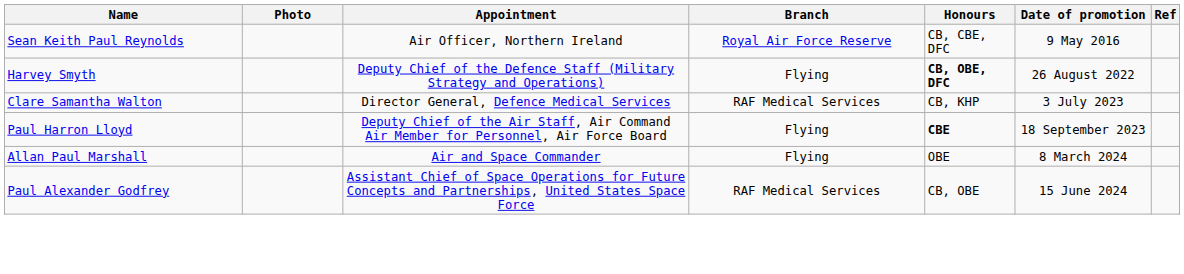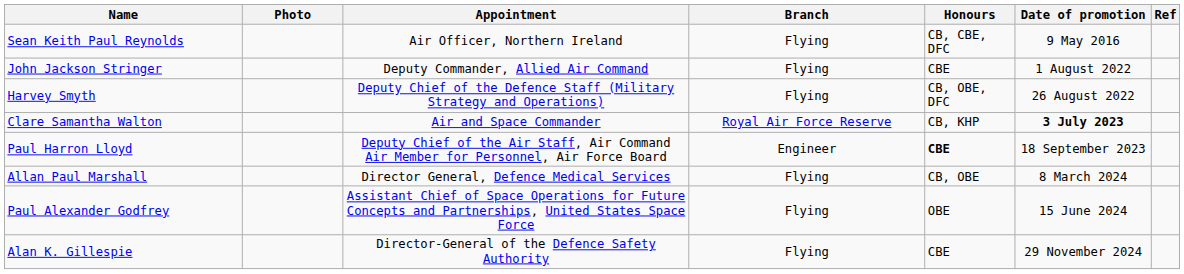(807, 41) Royal Air Force Reserve -> (807, 41) Flying
+ row: (85, 68)
(957, 75) bold -> (957, 95) normal
(516, 102) Director General, Defence Medical Services -> (516, 122) Air and Space Commander
(807, 102) RAF Medical Services -> (807, 122) Royal Air Force Reserve
(1083, 102) normal -> (1083, 122) bold
(807, 129) Flying -> (807, 149) Engineer
(516, 156) Air and Space Commander -> (516, 176) Director General, Defence Medical Services
(939, 156) OBE -> (954, 176) CB, OBE
(807, 190) RAF Medical Services -> (807, 210) Flying
(954, 190) CB, OBE -> (939, 210) OBE
+ row: (70, 251)
